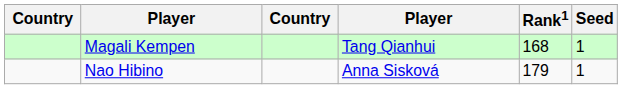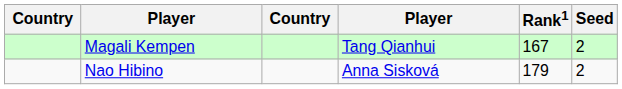(536, 46) 168 -> (536, 46) 167
(580, 46) 1 -> (580, 46) 2
(580, 71) 1 -> (580, 71) 2
